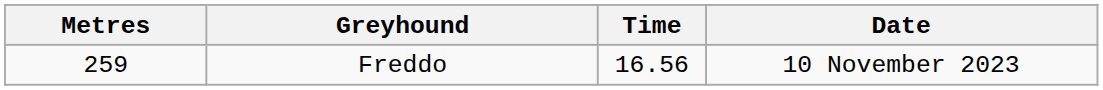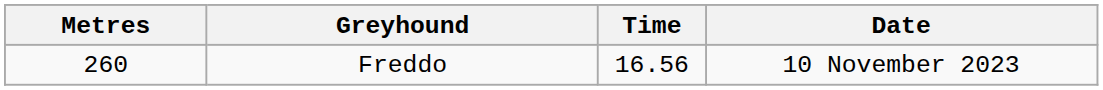(106, 65) 259 -> (106, 65) 260
